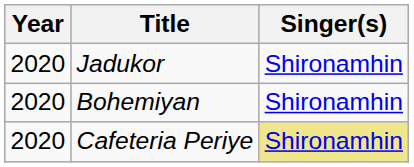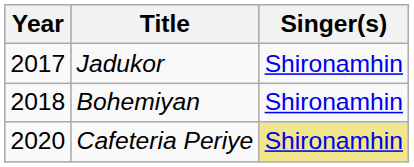(38, 63) 2020 -> (38, 63) 2017
(38, 102) 2020 -> (38, 102) 2018
